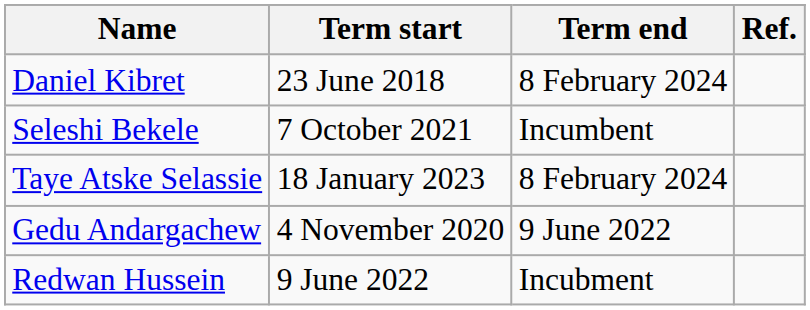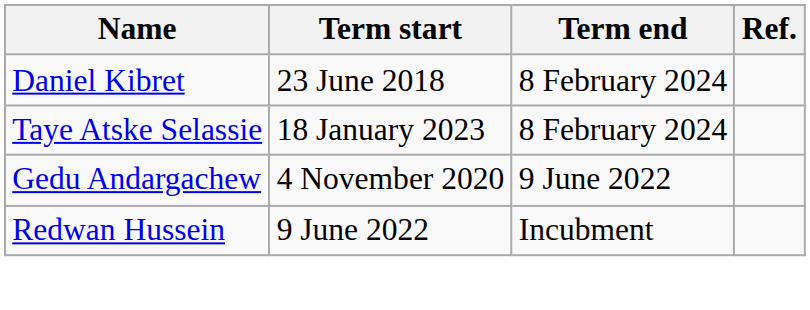- row: (105, 129)
